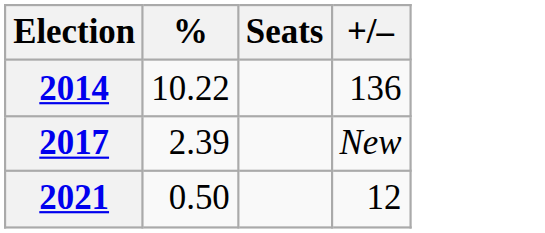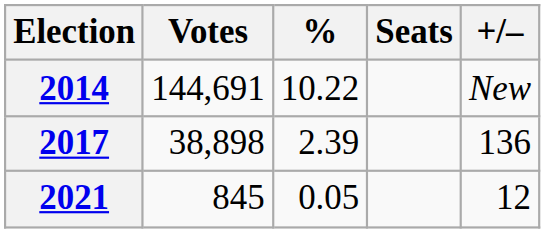+ column: (208, 32)
(375, 87) 136 -> (500, 87) New
(370, 142) New -> (505, 142) 136
(199, 198) 0.50 -> (329, 198) 0.05
